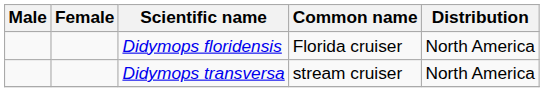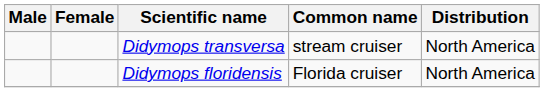rows swapped: (202, 45) <-> (204, 73)
